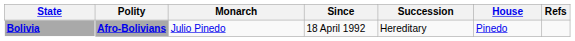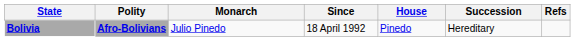columns swapped: (508, 12) <-> (426, 12)
